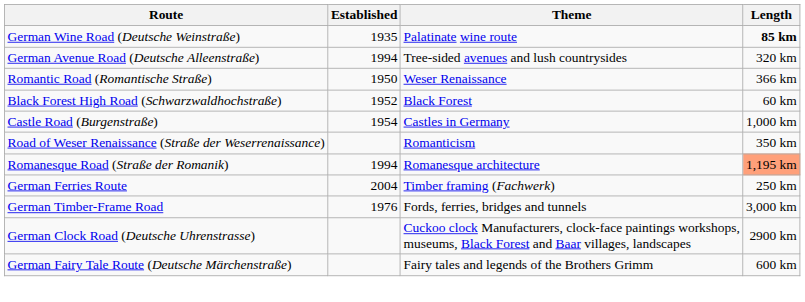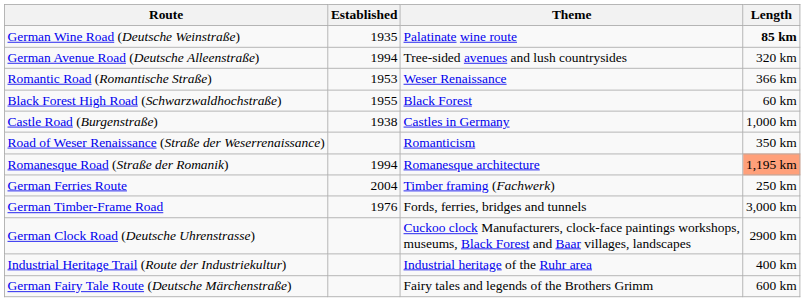(384, 79) 1950 -> (384, 79) 1953
(384, 100) 1952 -> (384, 100) 1955
(384, 121) 1954 -> (384, 121) 1938
+ row: (147, 264)
